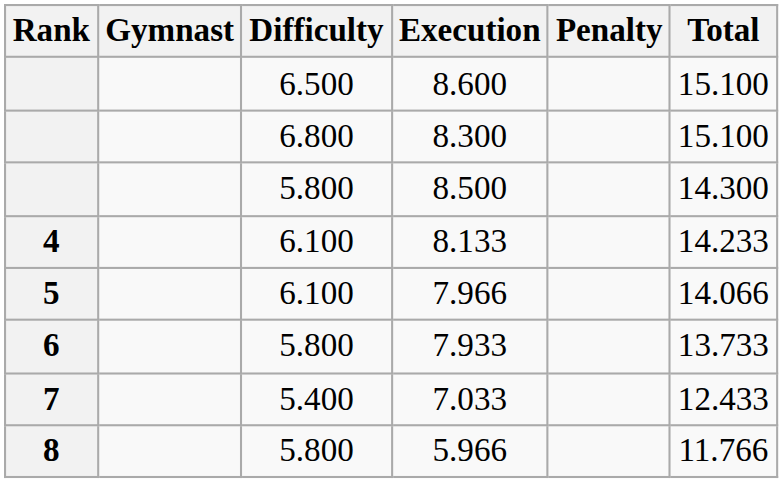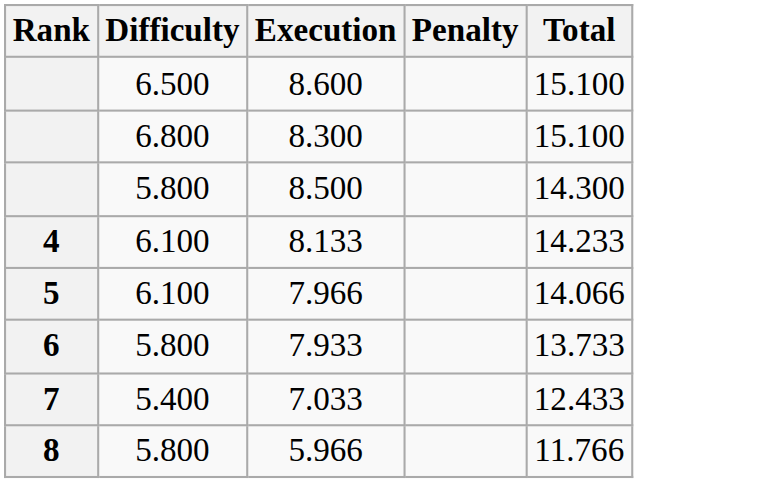- column: (170, 30)
